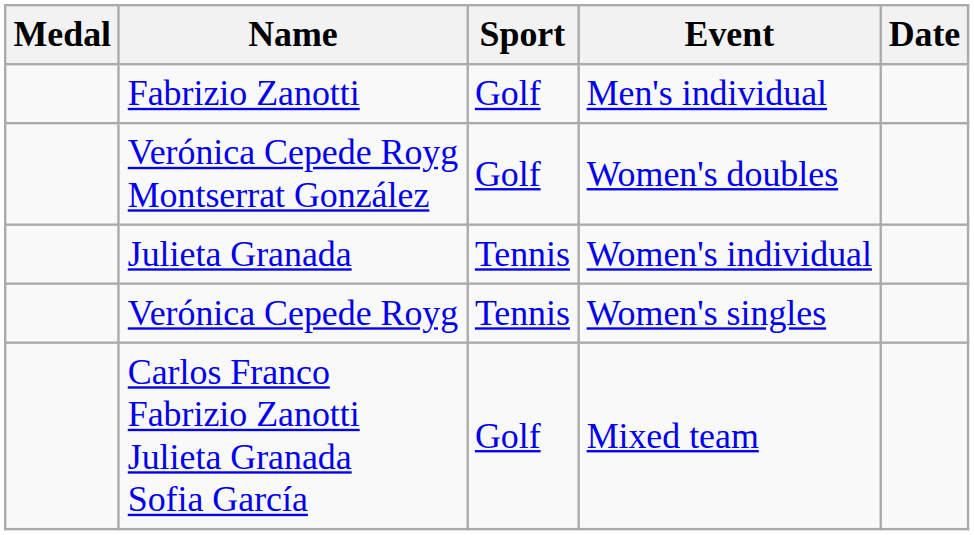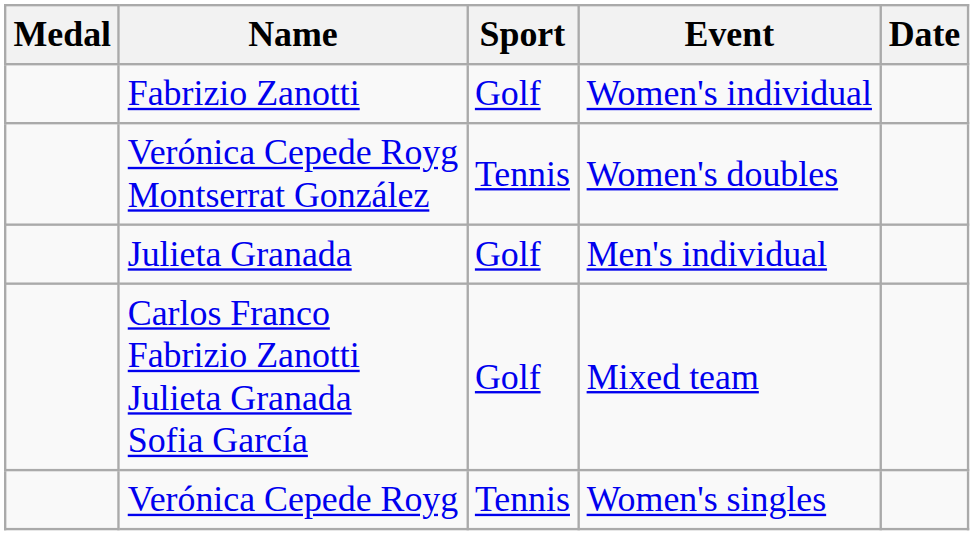(707, 93) Men's individual -> (729, 93) Women's individual
(508, 173) Golf -> (522, 173) Tennis
(522, 254) Tennis -> (508, 254) Golf
(729, 254) Women's individual -> (707, 254) Men's individual
rows swapped: (244, 436) <-> (293, 313)
